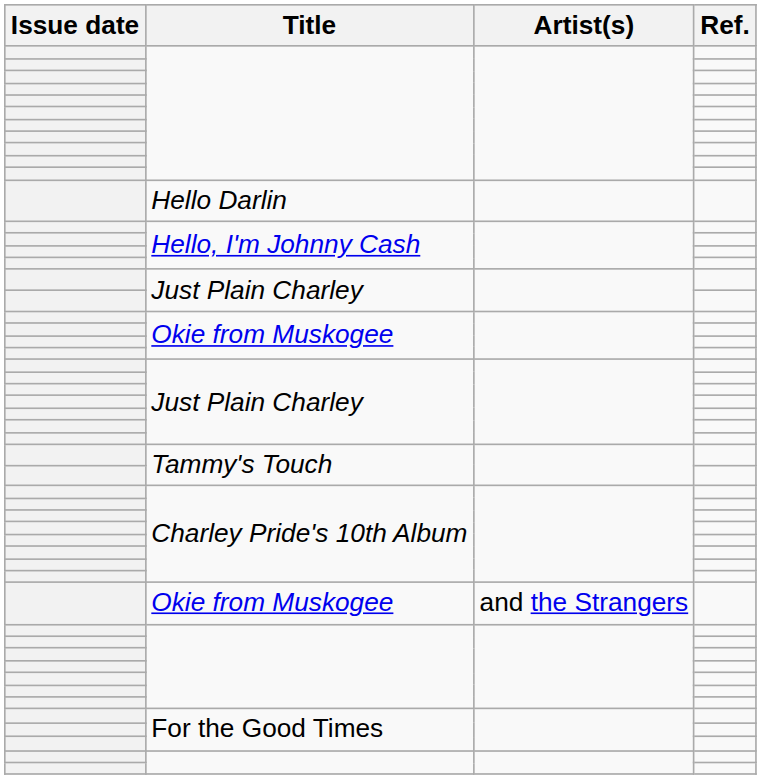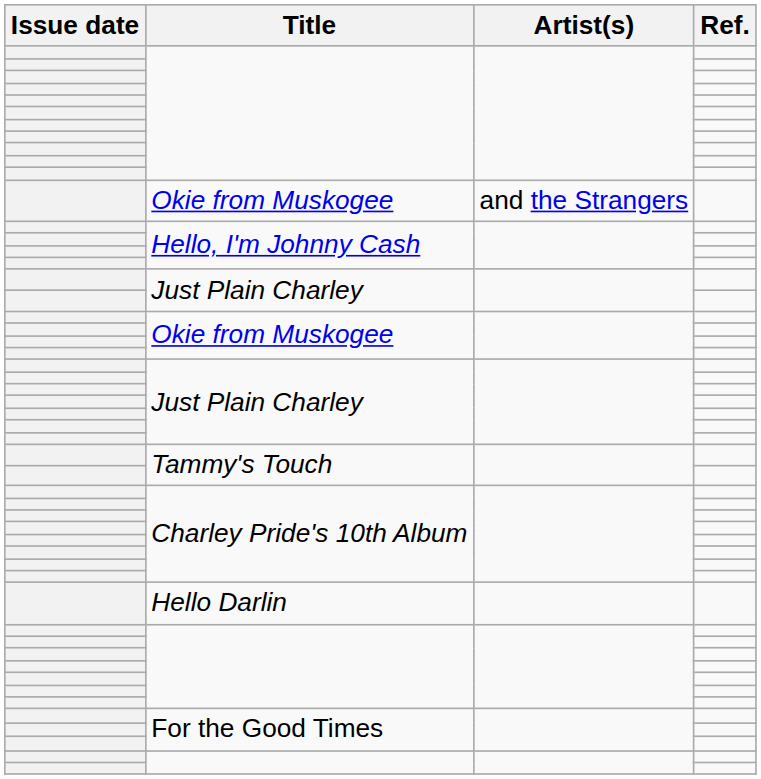rows swapped: (272, 602) <-> (219, 199)
